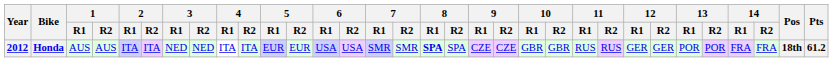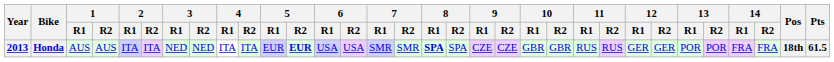(18, 48) 2012 -> (18, 48) 2013
(300, 48) normal -> (300, 48) bold
(816, 48) 61.2 -> (817, 48) 61.5
